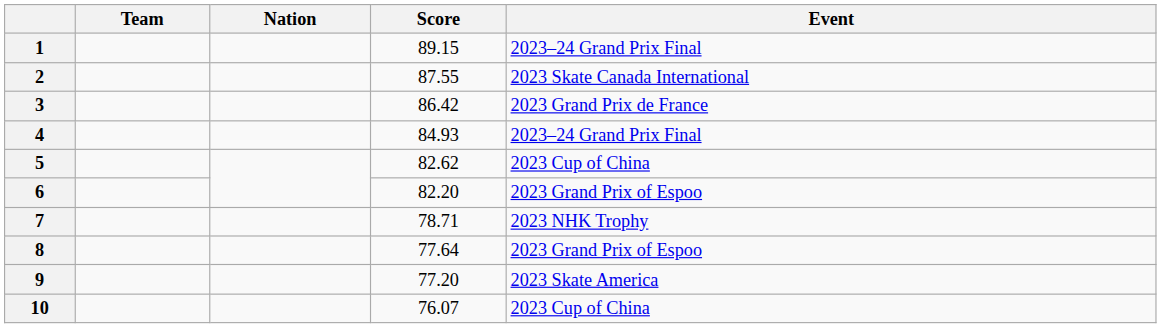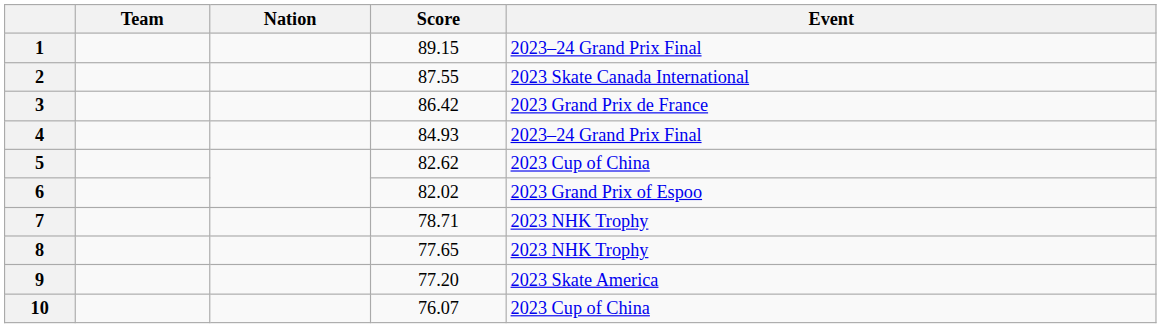(438, 192) 82.20 -> (438, 192) 82.02
(438, 250) 77.64 -> (438, 250) 77.65
(606, 250) 2023 Grand Prix of Espoo -> (579, 250) 2023 NHK Trophy
